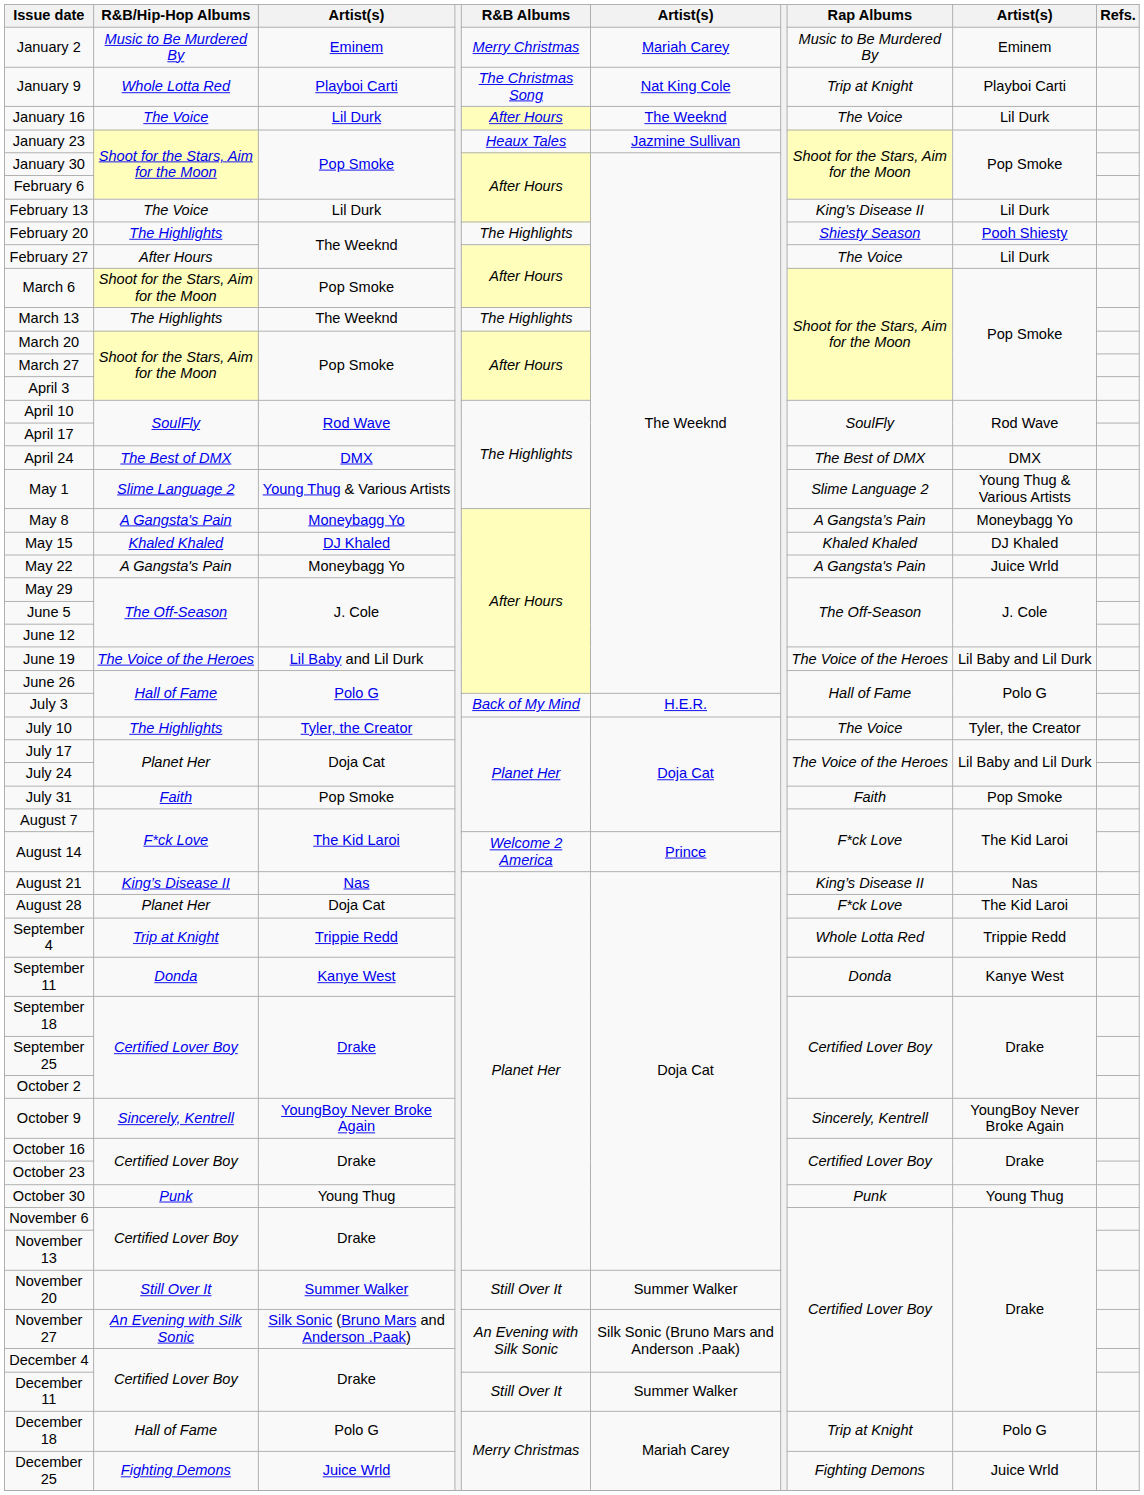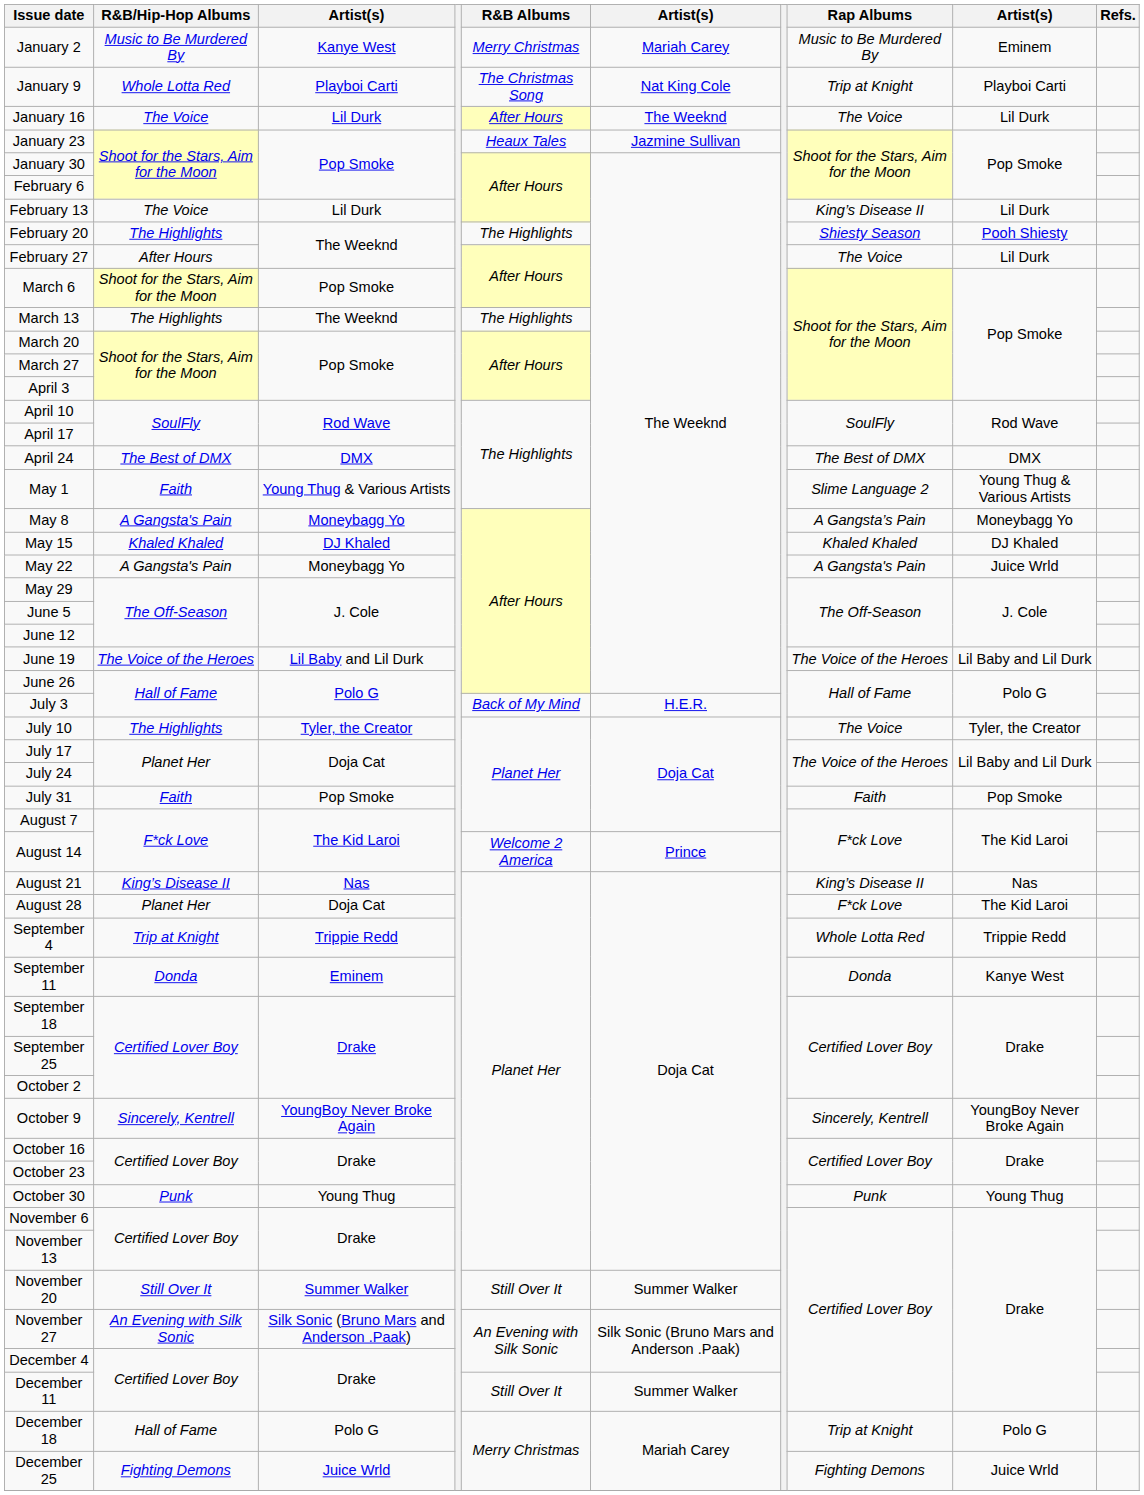(357, 47) Eminem -> (357, 47) Kanye West
(176, 489) Slime Language 2 -> (176, 489) Faith
(357, 976) Kanye West -> (357, 976) Eminem
